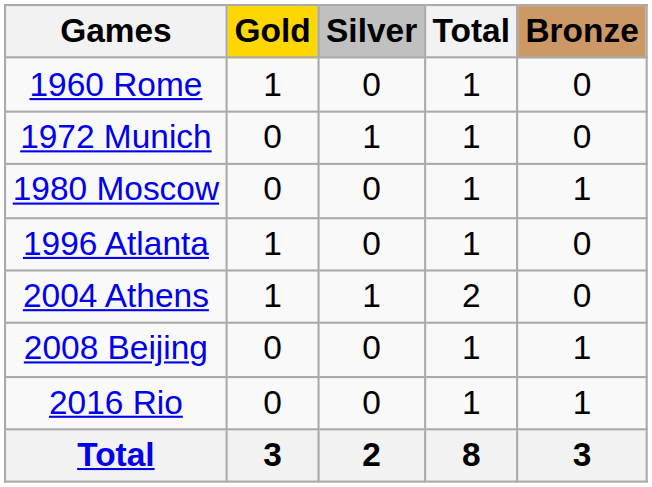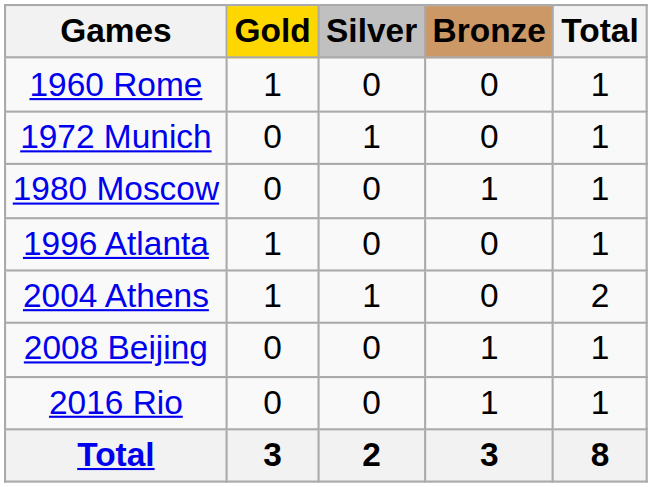columns swapped: (582, 31) <-> (471, 31)
